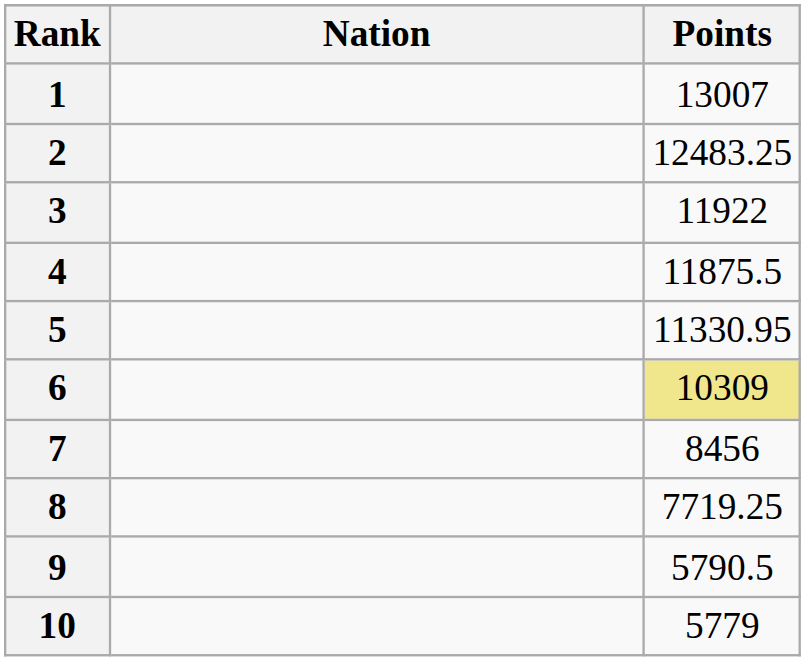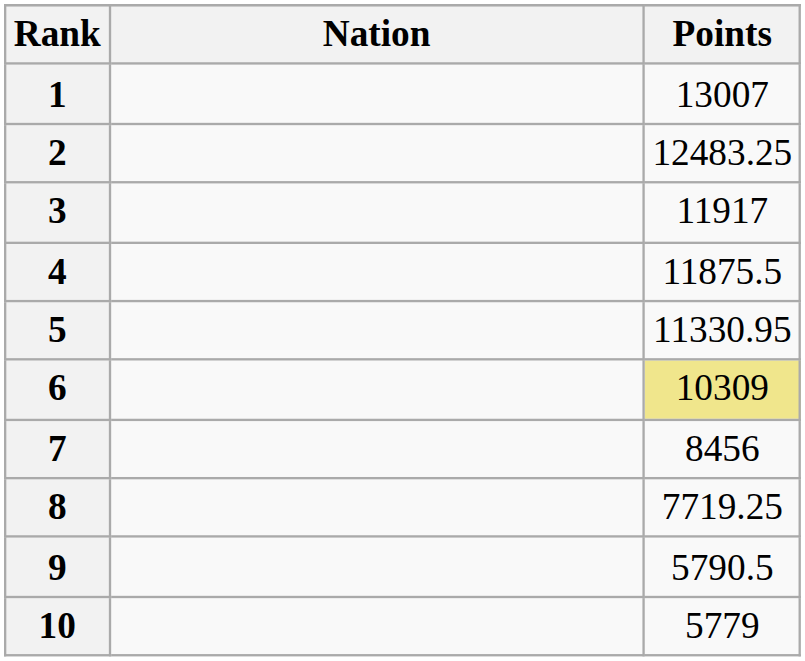(722, 211) 11922 -> (722, 211) 11917
